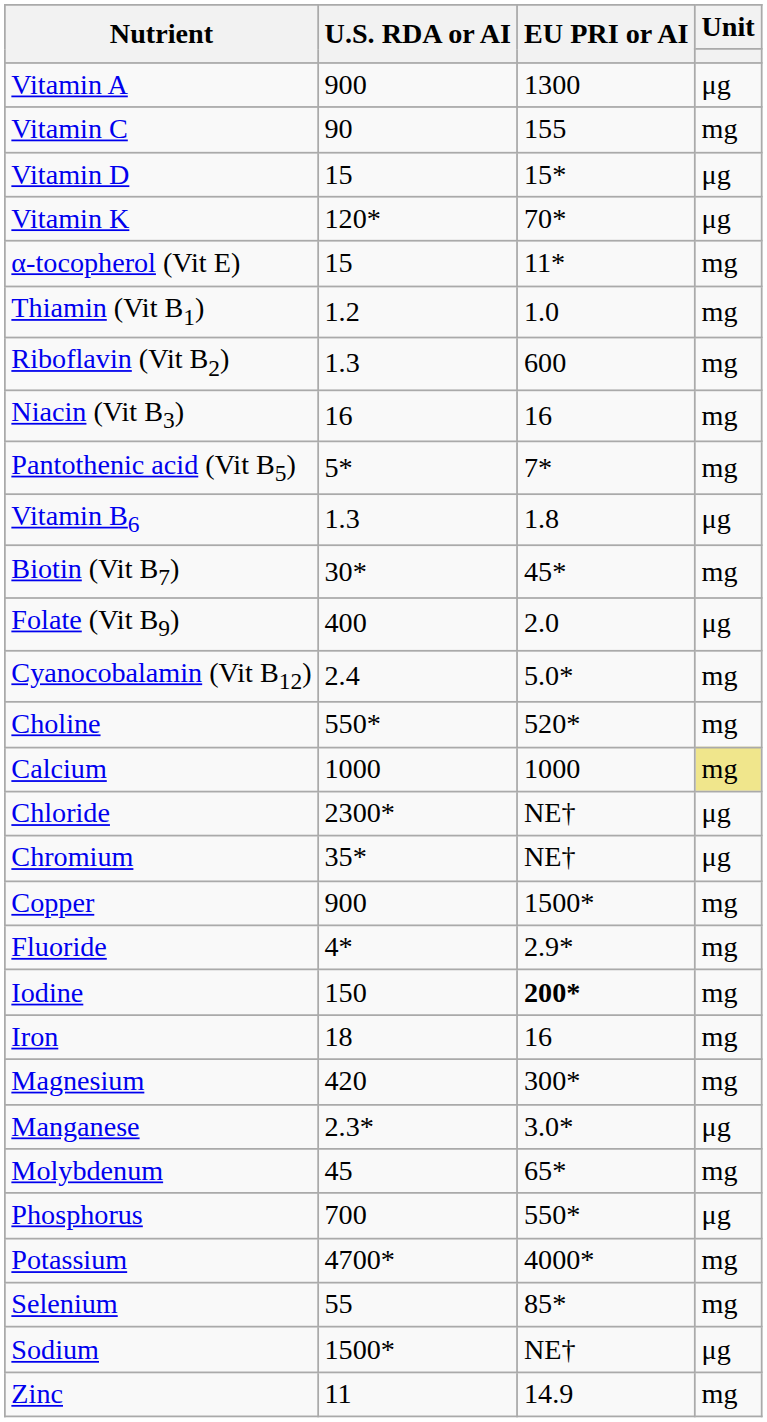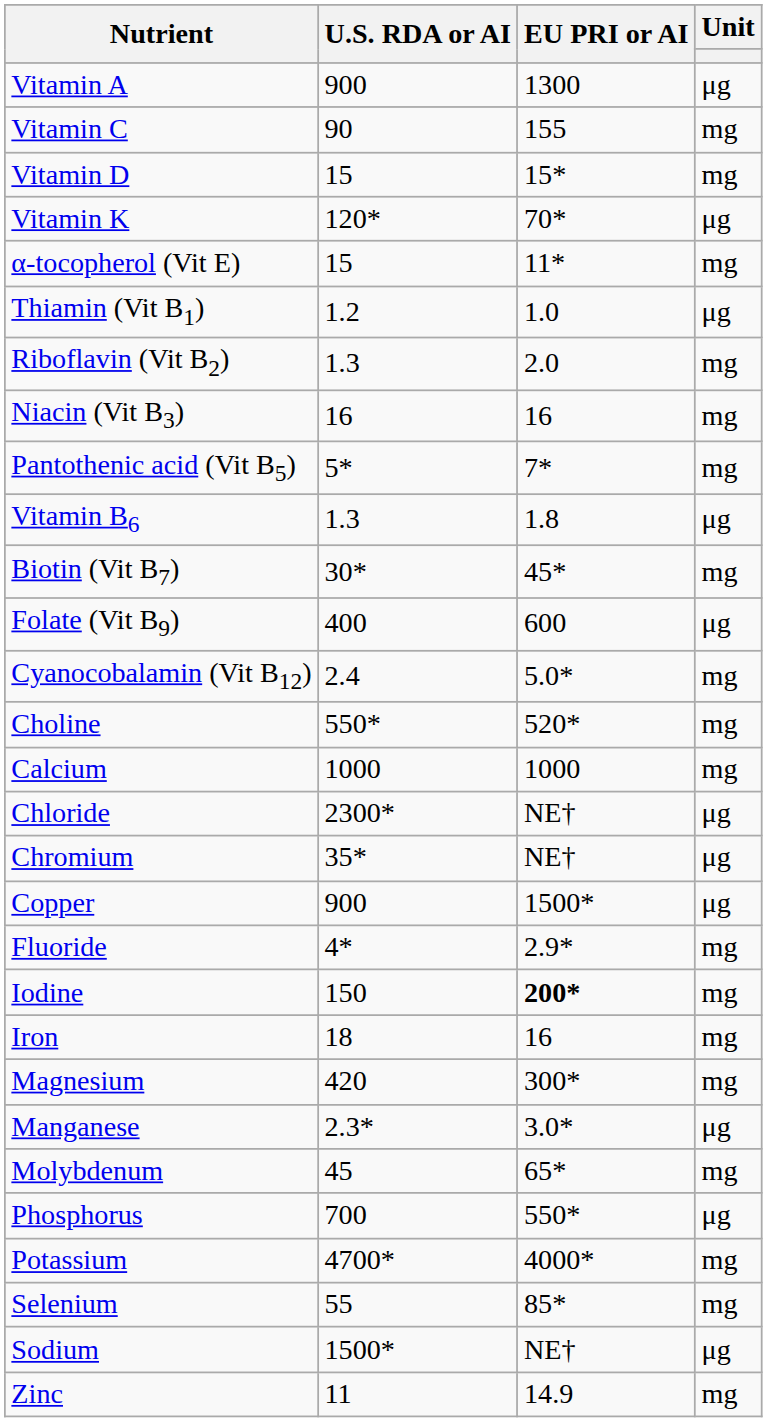(716, 173) μg -> (720, 173) mg
(720, 311) mg -> (716, 311) μg
(545, 363) 600 -> (542, 363) 2.0
(542, 623) 2.0 -> (545, 623) 600
(720, 768) khaki background -> (720, 768) no background
(720, 902) mg -> (716, 902) μg
